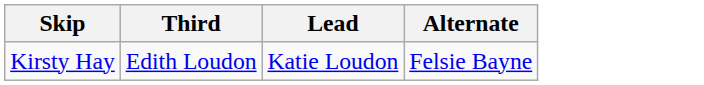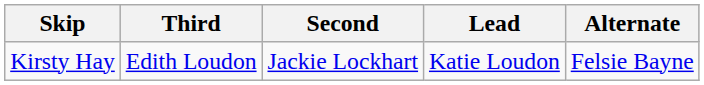+ column: (343, 23)
